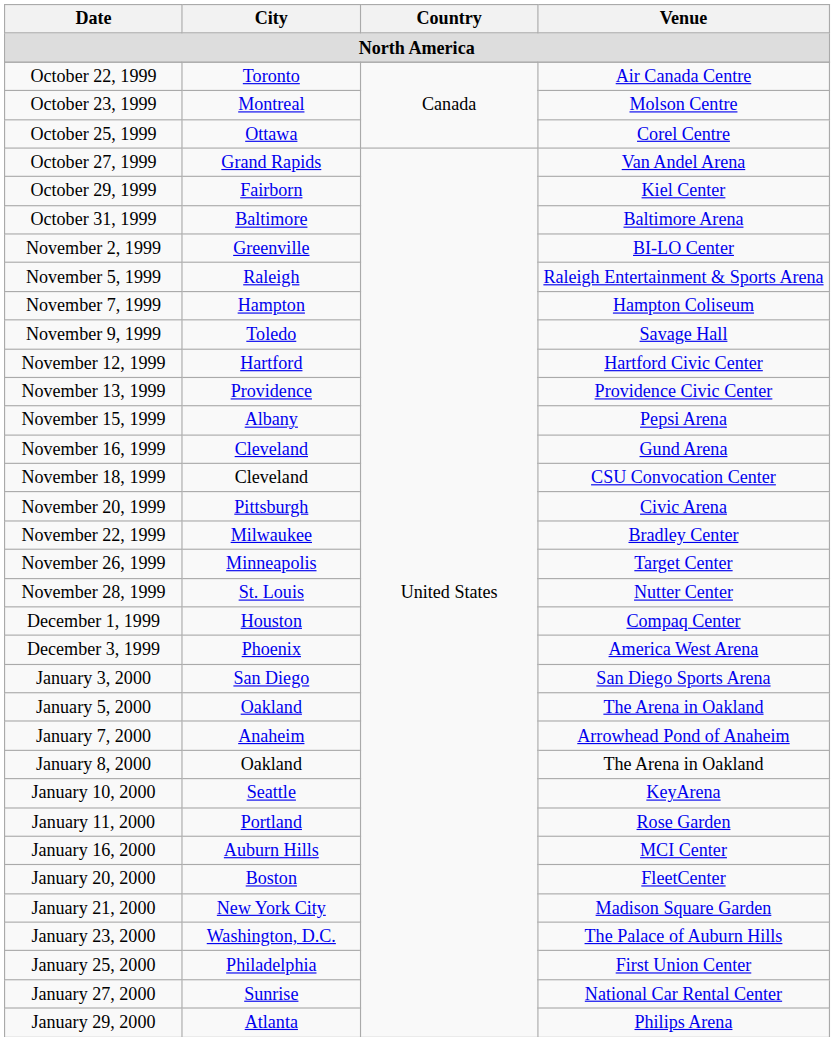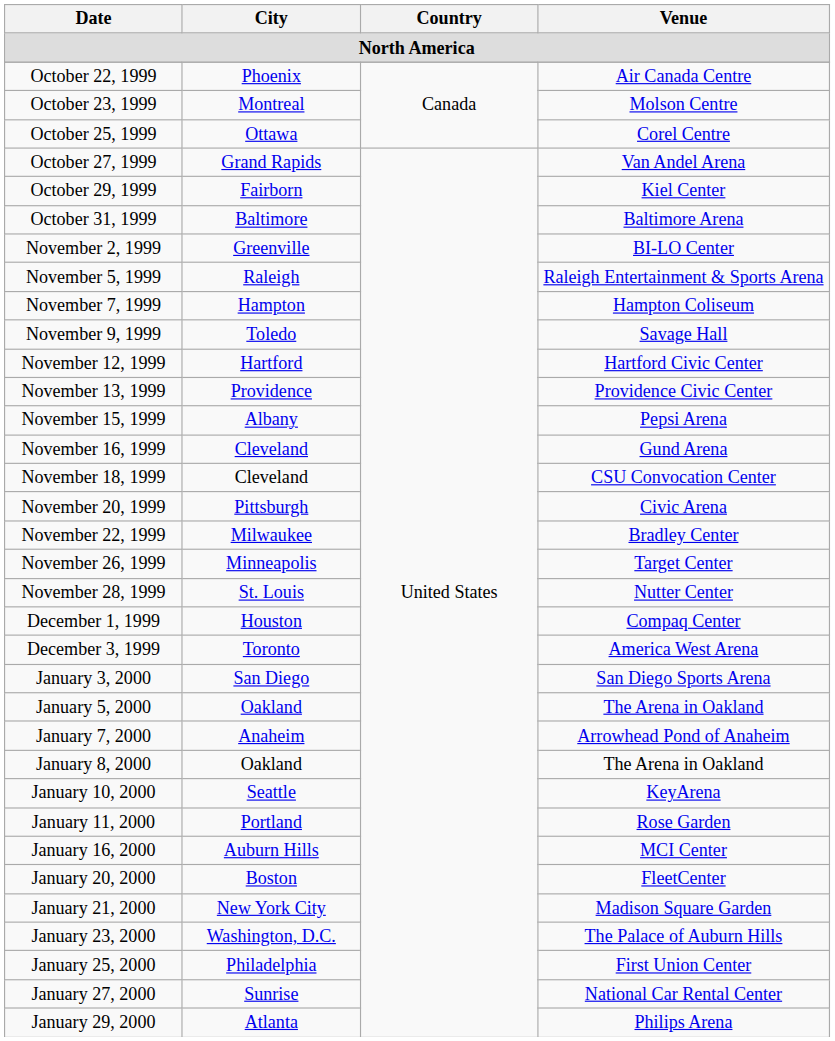(271, 76) Toronto -> (271, 76) Phoenix
(271, 649) Phoenix -> (271, 649) Toronto
